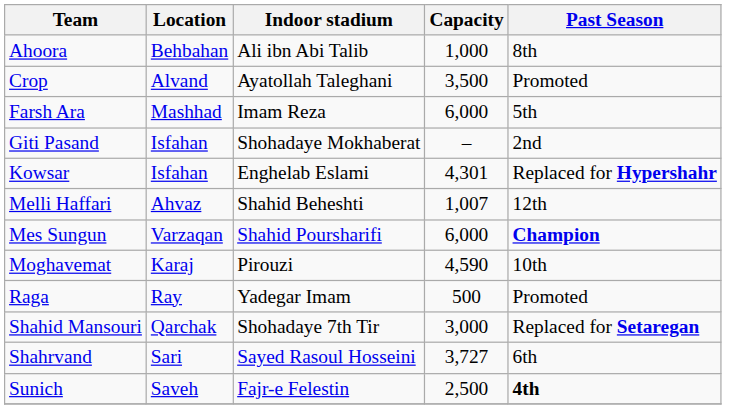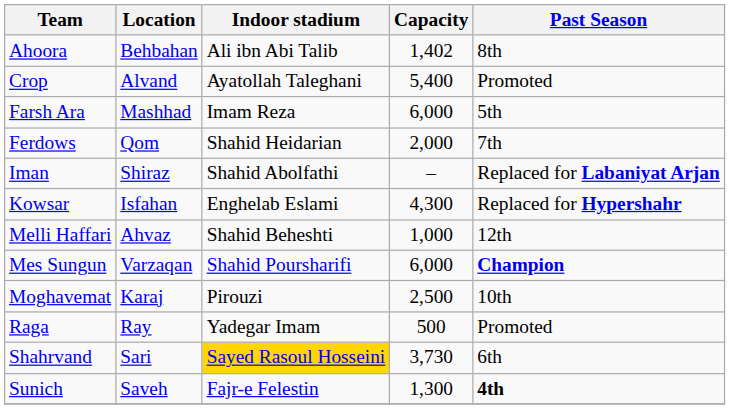(467, 50) 1,000 -> (431, 50) 1,402
(467, 81) 3,500 -> (431, 81) 5,400
+ row: (42, 142)
- row: (54, 142)
+ row: (29, 173)
(467, 173) 4,301 -> (431, 204) 4,300
(467, 204) 1,007 -> (431, 234) 1,000
(467, 265) 4,590 -> (431, 296) 2,500
- row: (75, 326)
(326, 357) no background -> (296, 357) gold background
(467, 357) 3,727 -> (431, 357) 3,730
(467, 388) 2,500 -> (431, 388) 1,300
